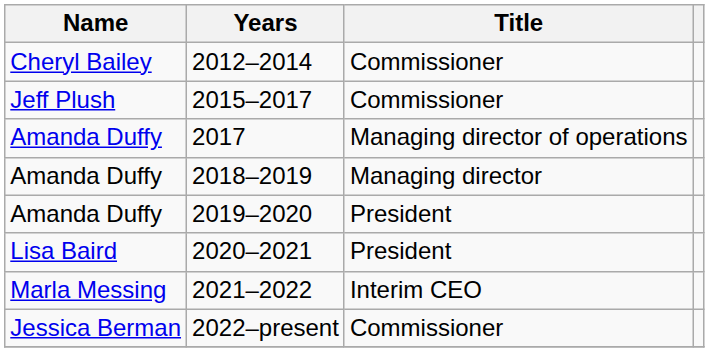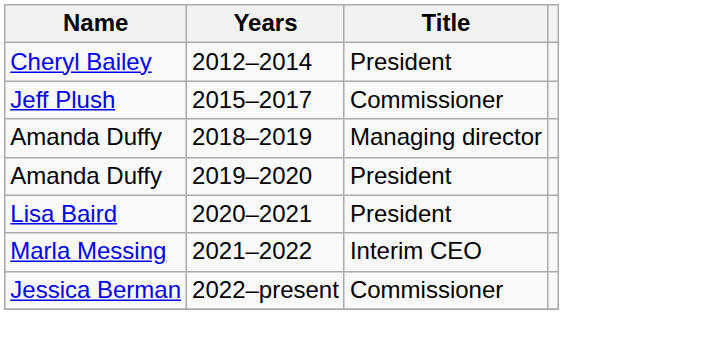(427, 61) Commissioner -> (401, 61) President
- row: (219, 137)
